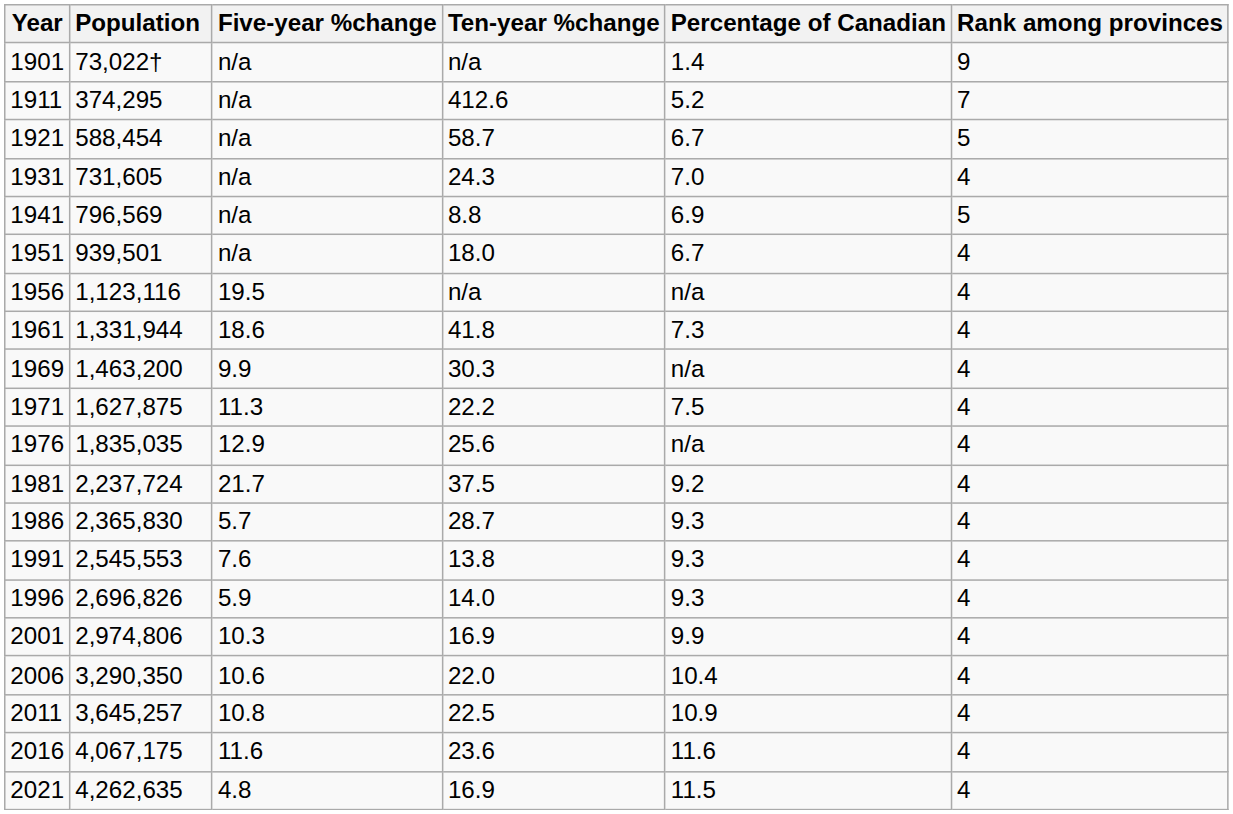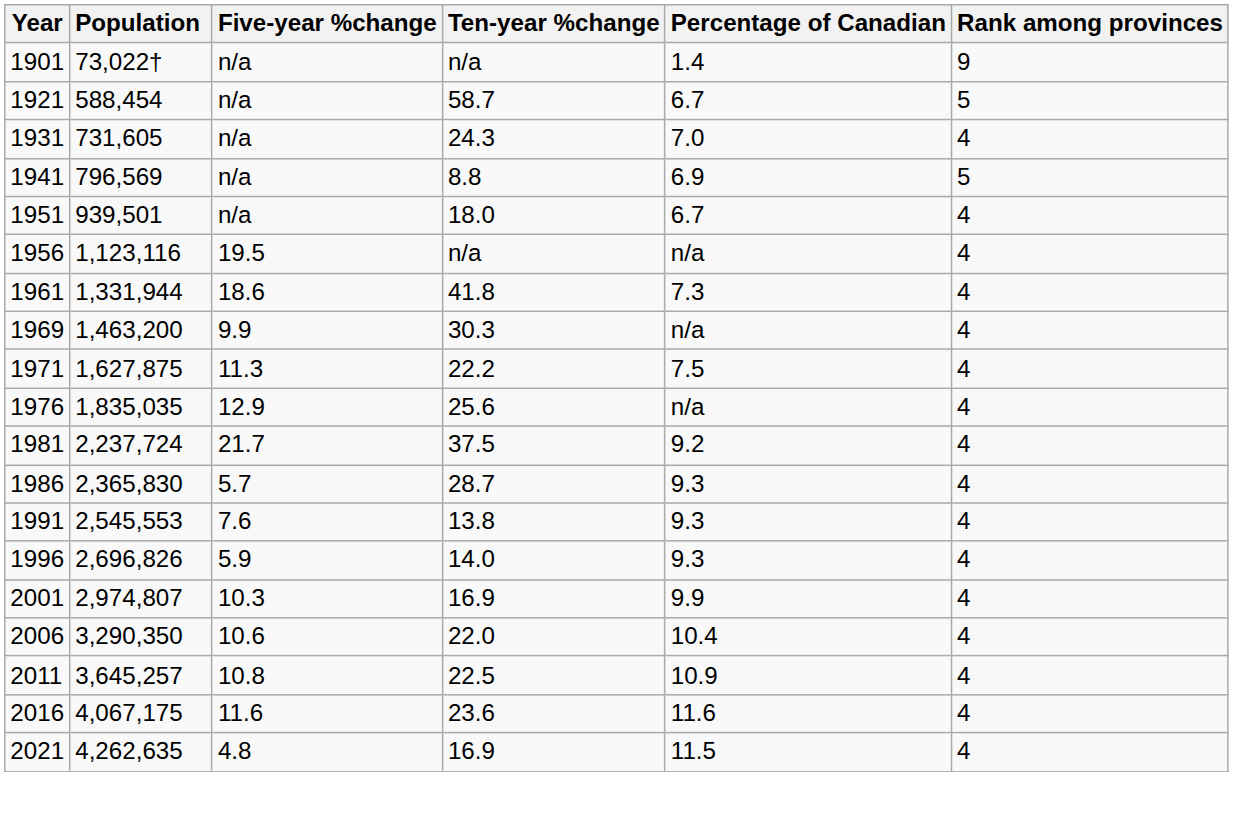- row: (36, 100)
(129, 636) 2,974,806 -> (129, 598) 2,974,807
